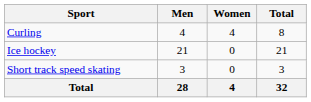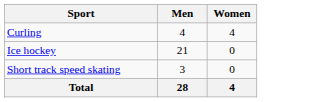- column: (282, 13)
